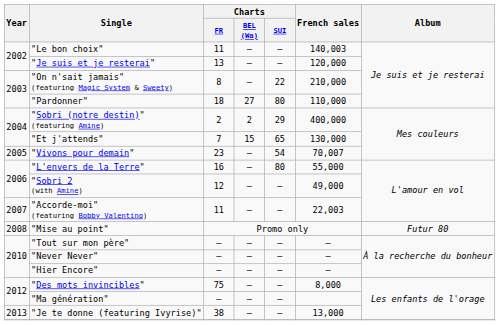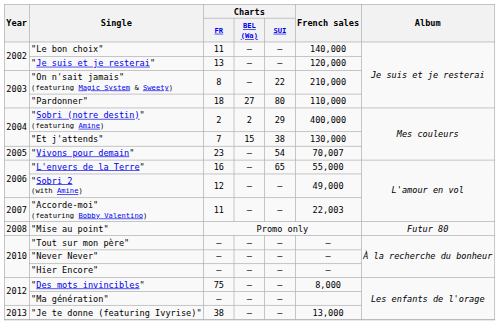(328, 49) 140,003 -> (328, 49) 140,000
(280, 139) 65 -> (280, 139) 38
(280, 167) 80 -> (280, 167) 65
